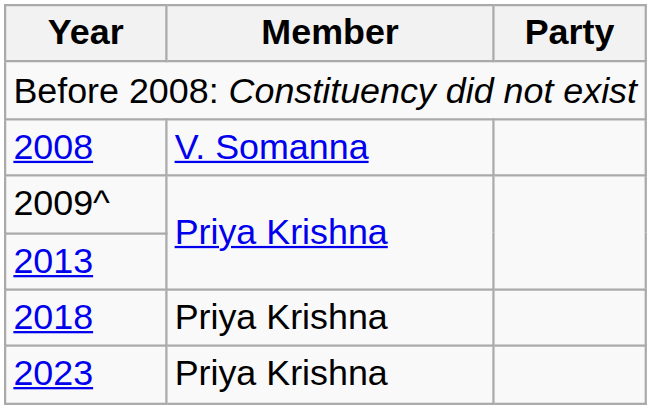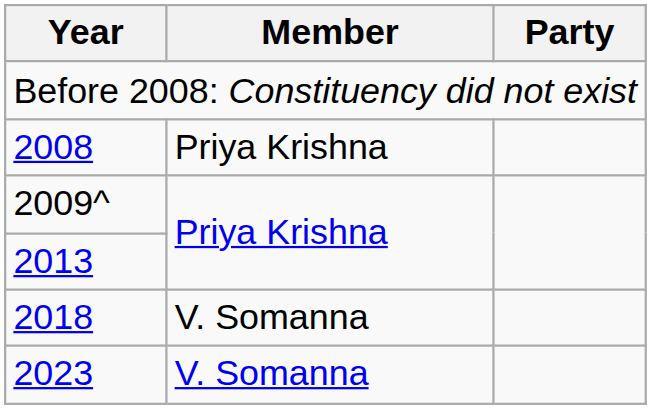(272, 146) V. Somanna -> (281, 146) Priya Krishna
(281, 317) Priya Krishna -> (272, 317) V. Somanna
(281, 373) Priya Krishna -> (272, 373) V. Somanna
